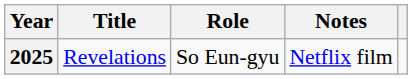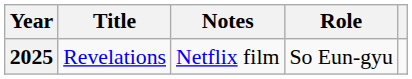columns swapped: (228, 21) <-> (341, 21)
